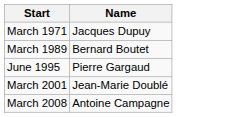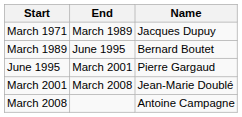+ column: (102, 13)
